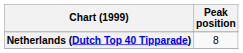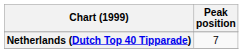(216, 40) 8 -> (216, 40) 7
